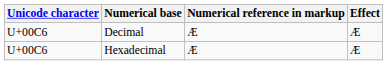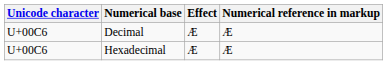columns swapped: (266, 13) <-> (365, 13)
